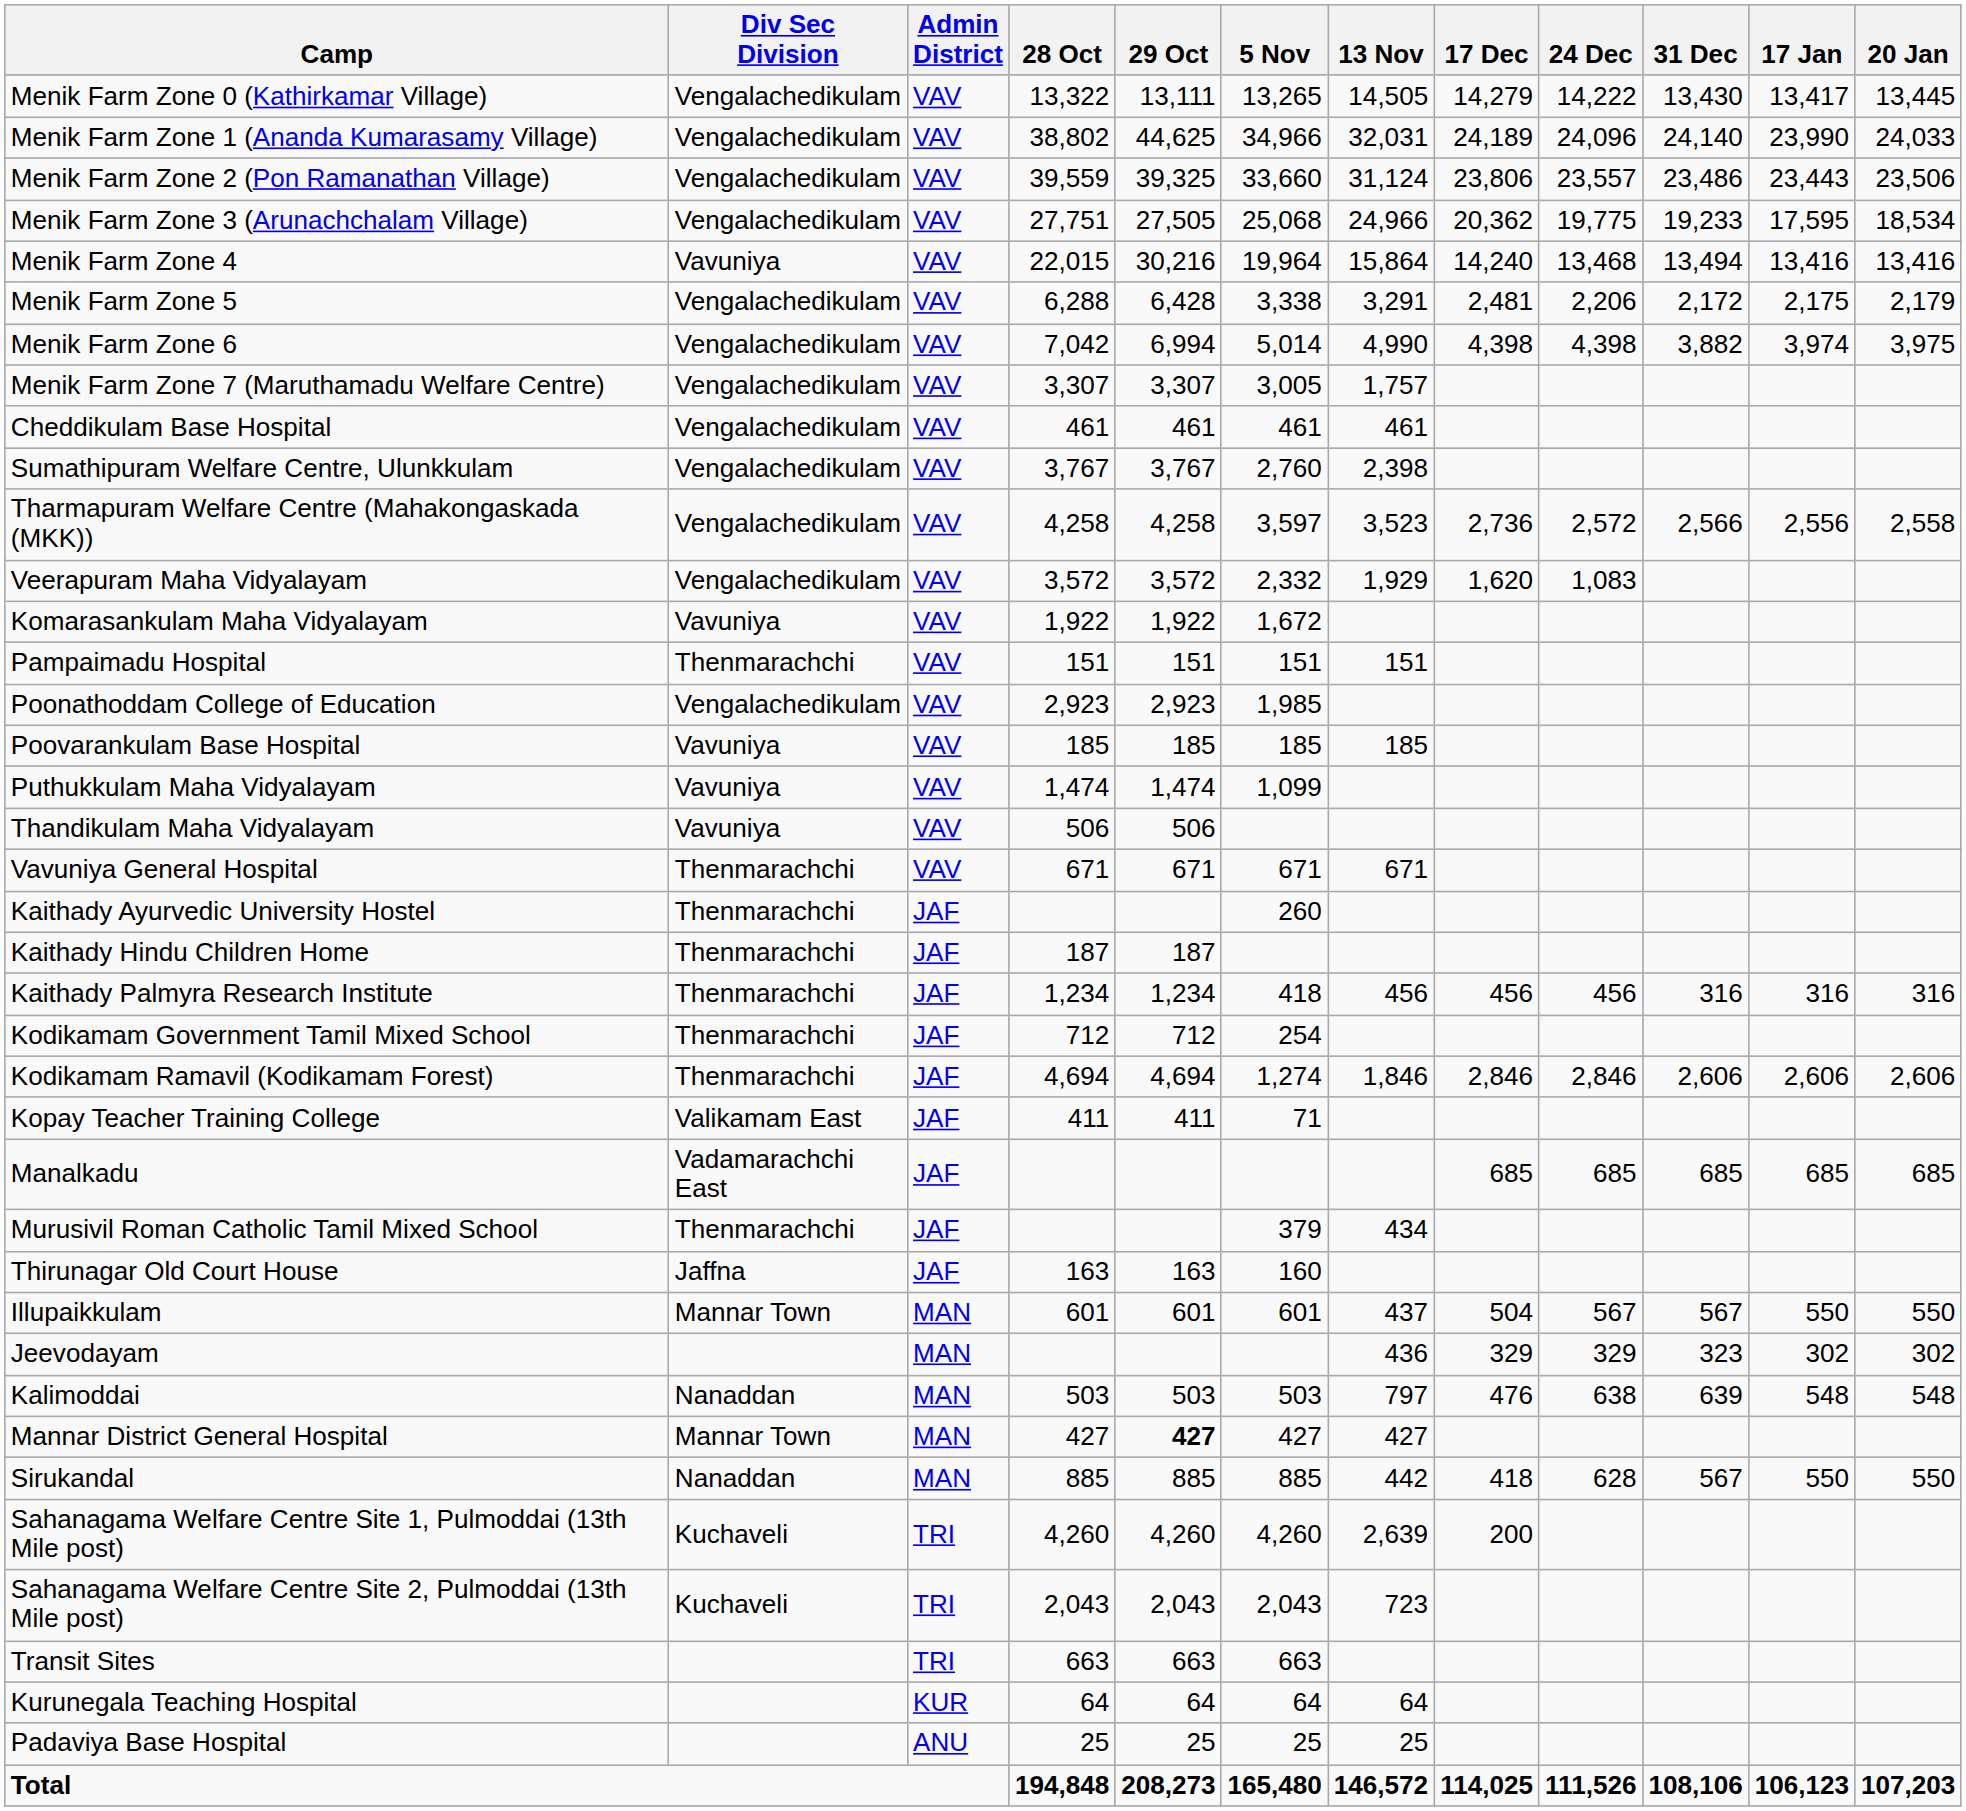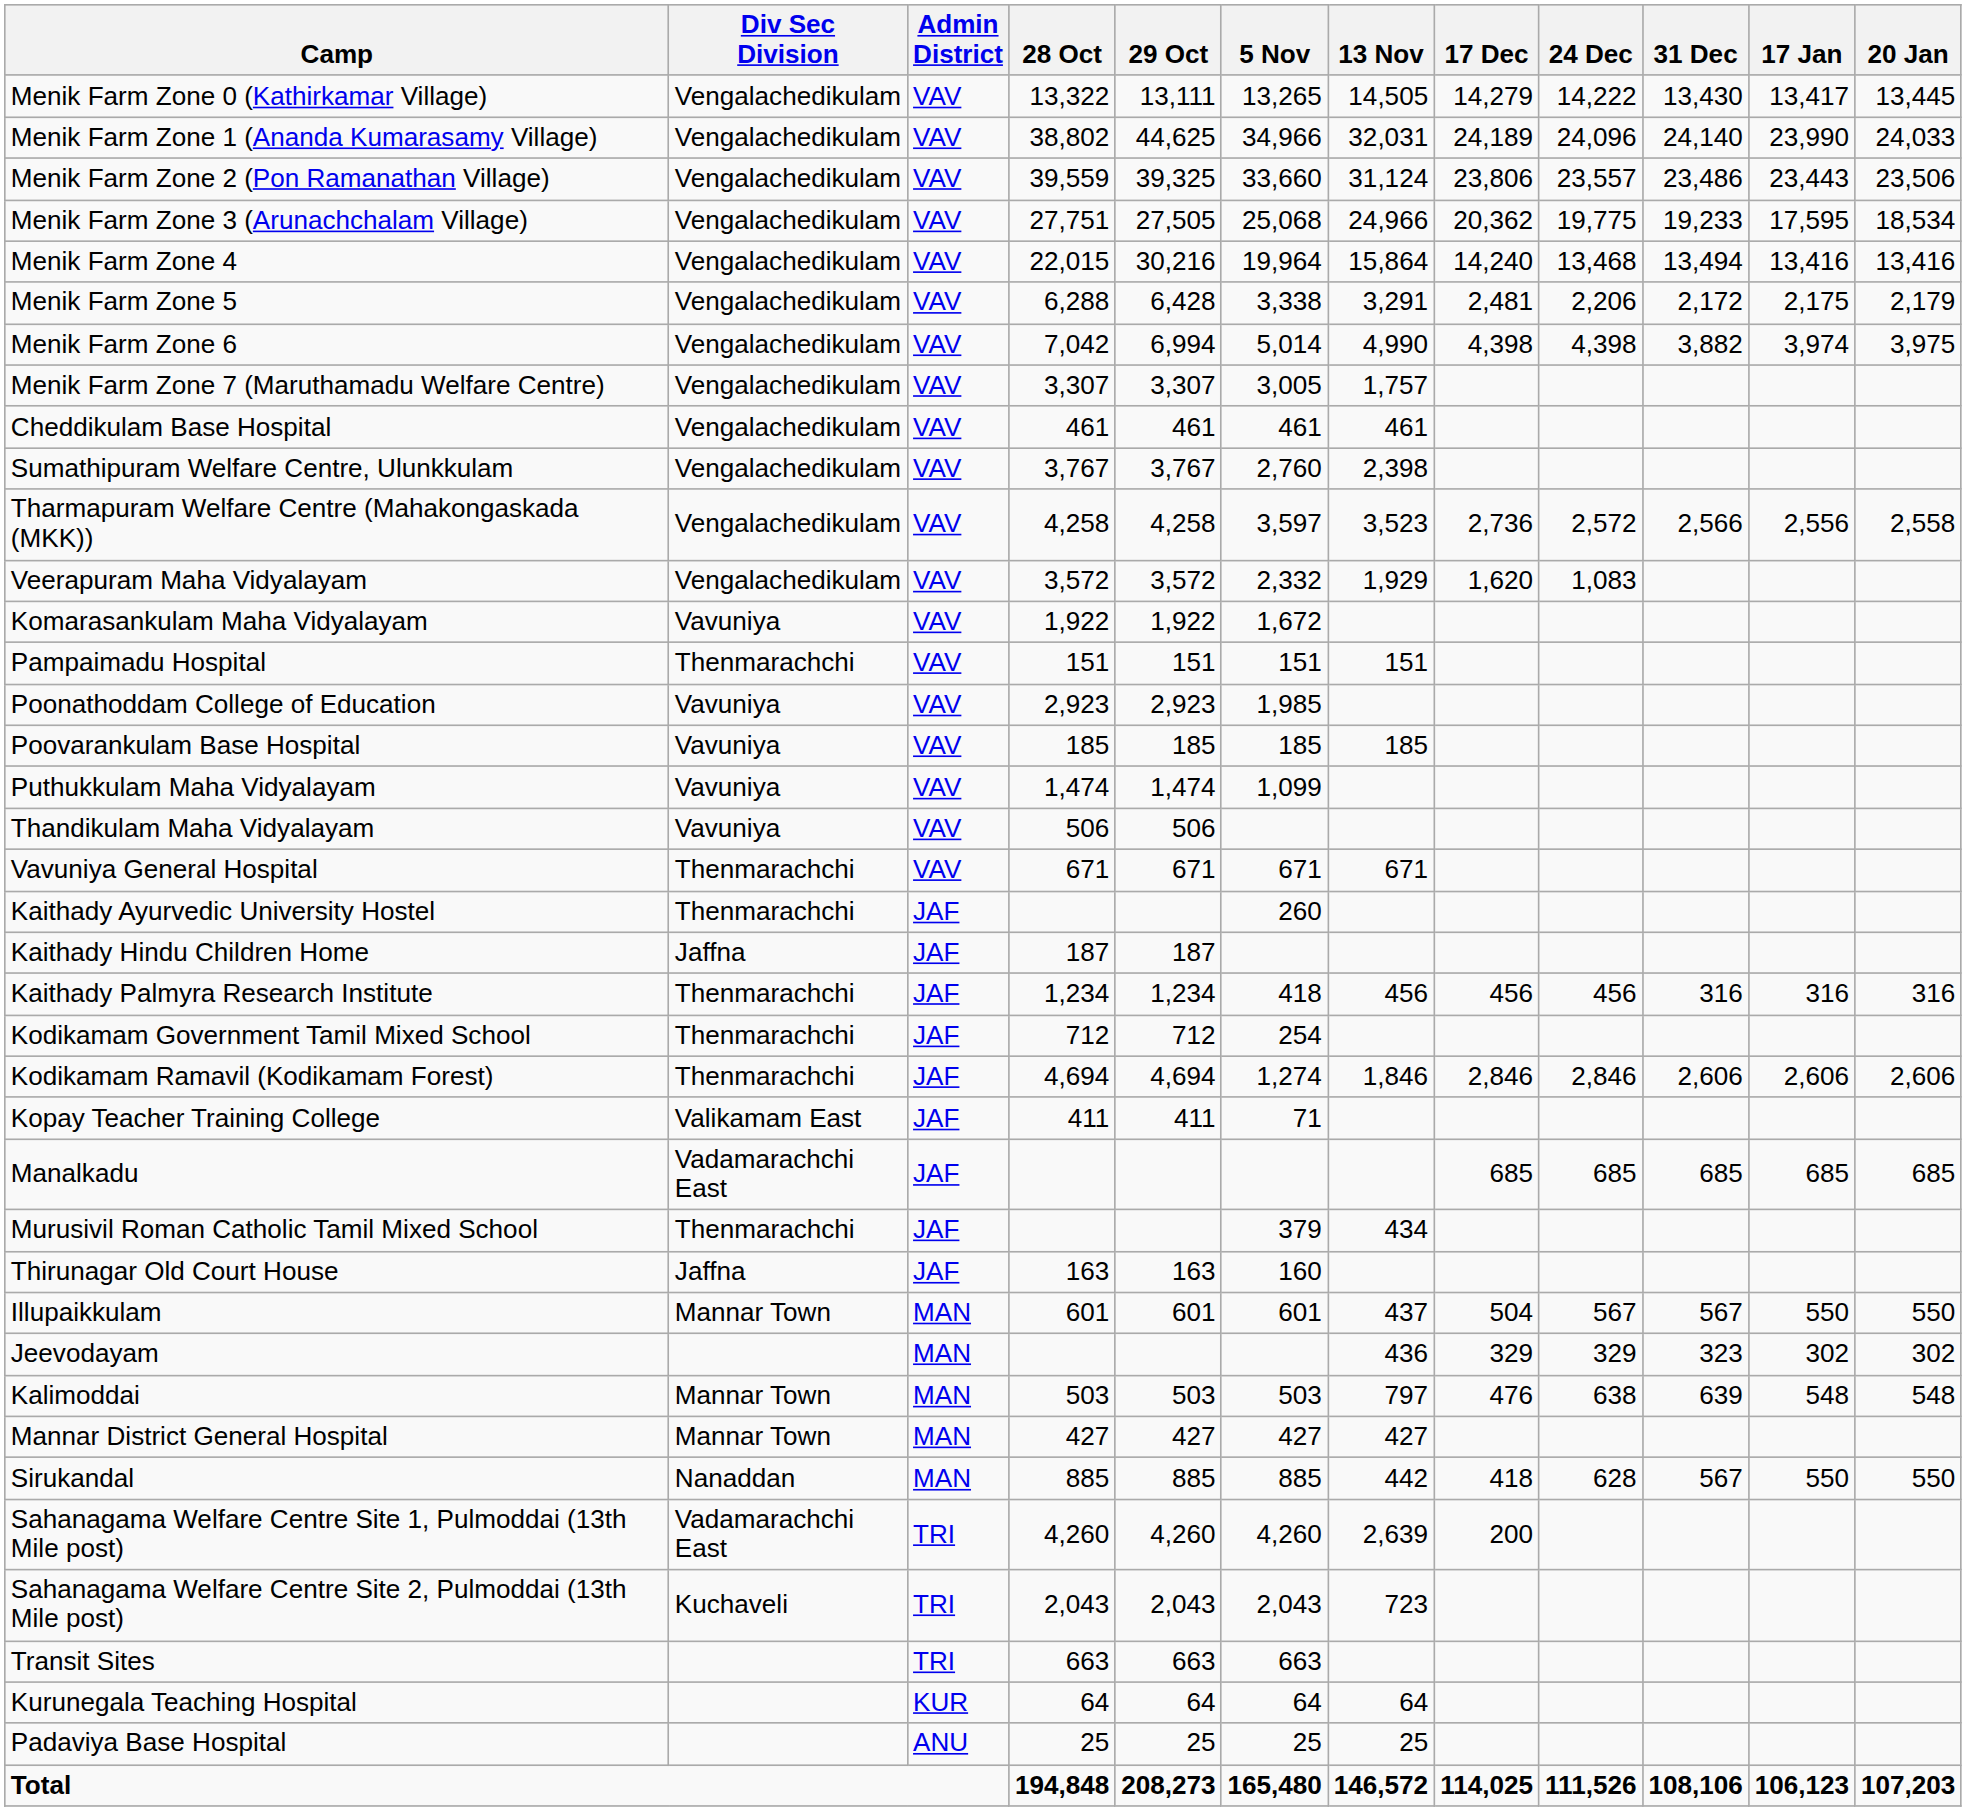(728, 261) Vavuniya -> (788, 261) Vengalachedikulam
(788, 704) Vengalachedikulam -> (728, 704) Vavuniya
(765, 952) Thenmarachchi -> (710, 952) Jaffna
(735, 1395) Nanaddan -> (753, 1395) Mannar Town
(1194, 1436) bold -> (1194, 1436) normal
(731, 1534) Kuchaveli -> (764, 1534) Vadamarachchi East
